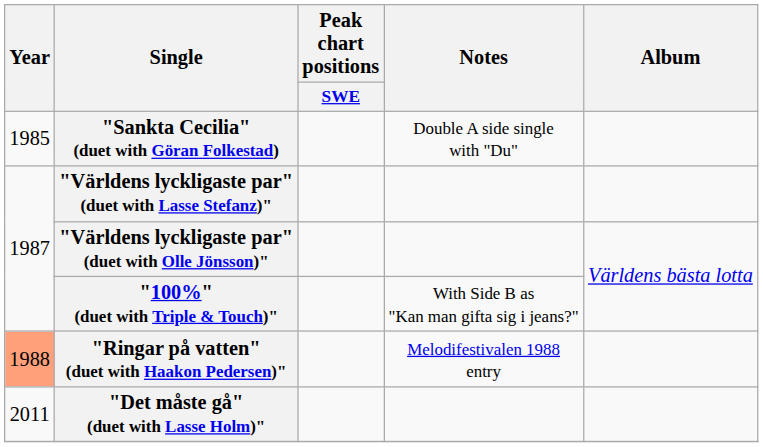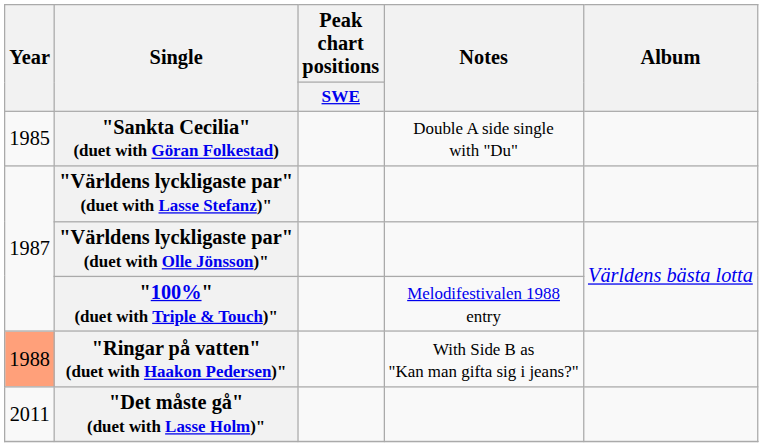(484, 305) With Side B as "Kan man gifta sig i jeans?" -> (484, 305) Melodifestivalen 1988 entry
(484, 360) Melodifestivalen 1988 entry -> (484, 360) With Side B as "Kan man gifta sig i jeans?"
